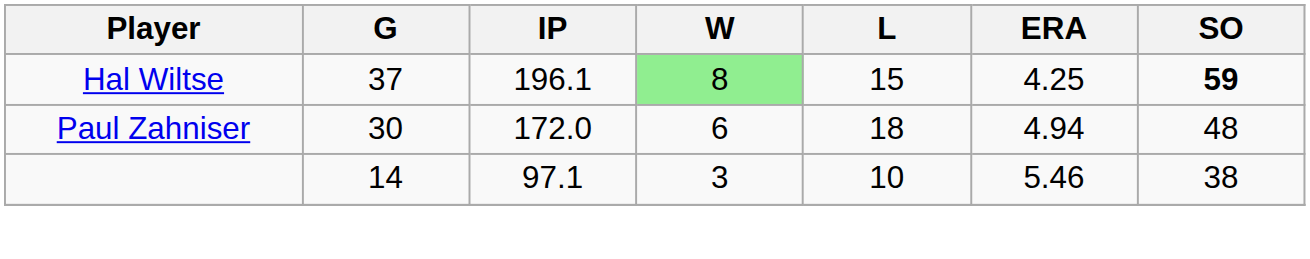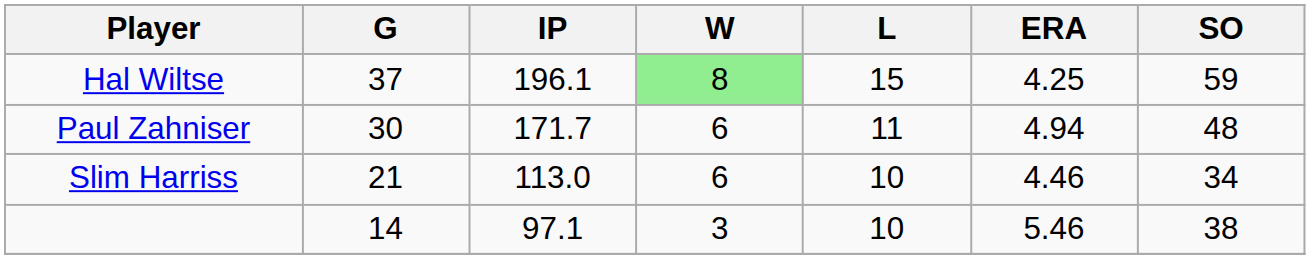(1221, 79) bold -> (1221, 79) normal
(553, 128) 172.0 -> (553, 128) 171.7
(887, 128) 18 -> (887, 128) 11
+ row: (153, 178)
